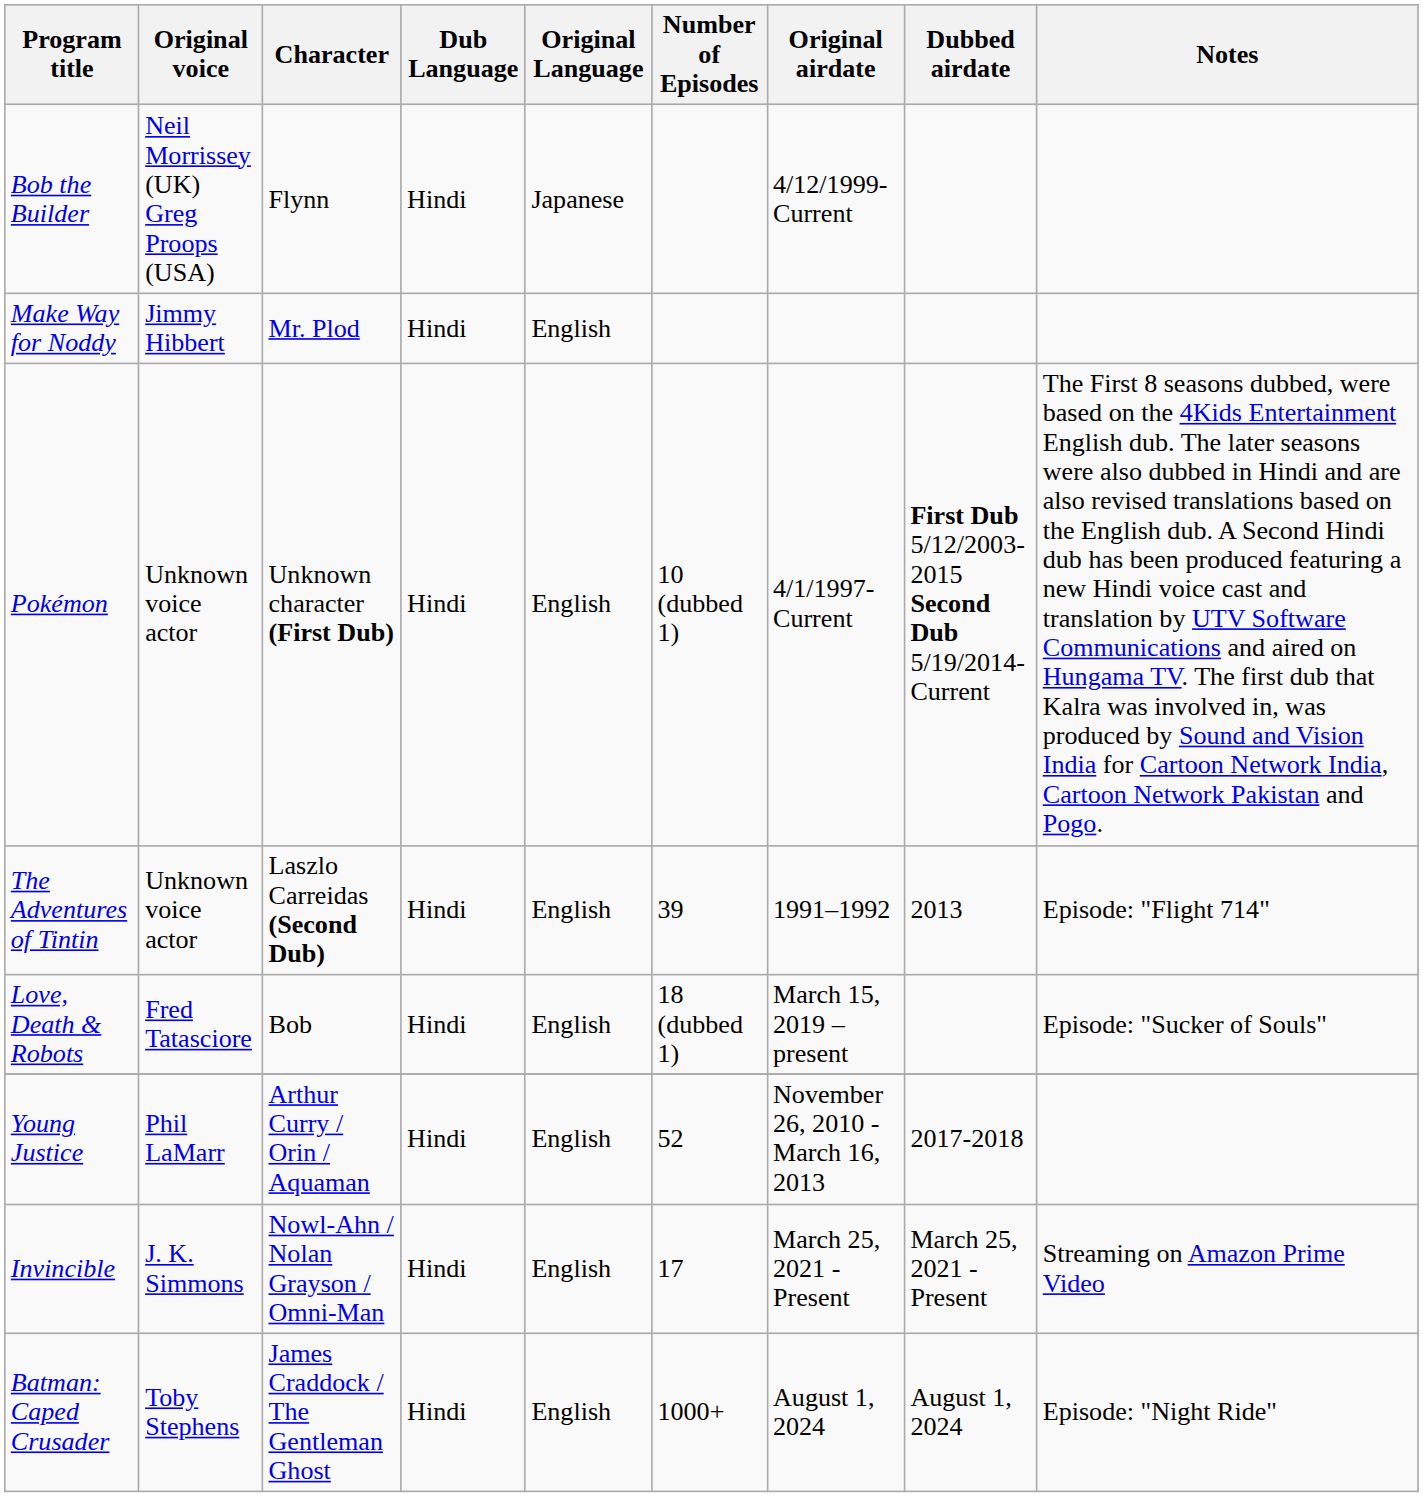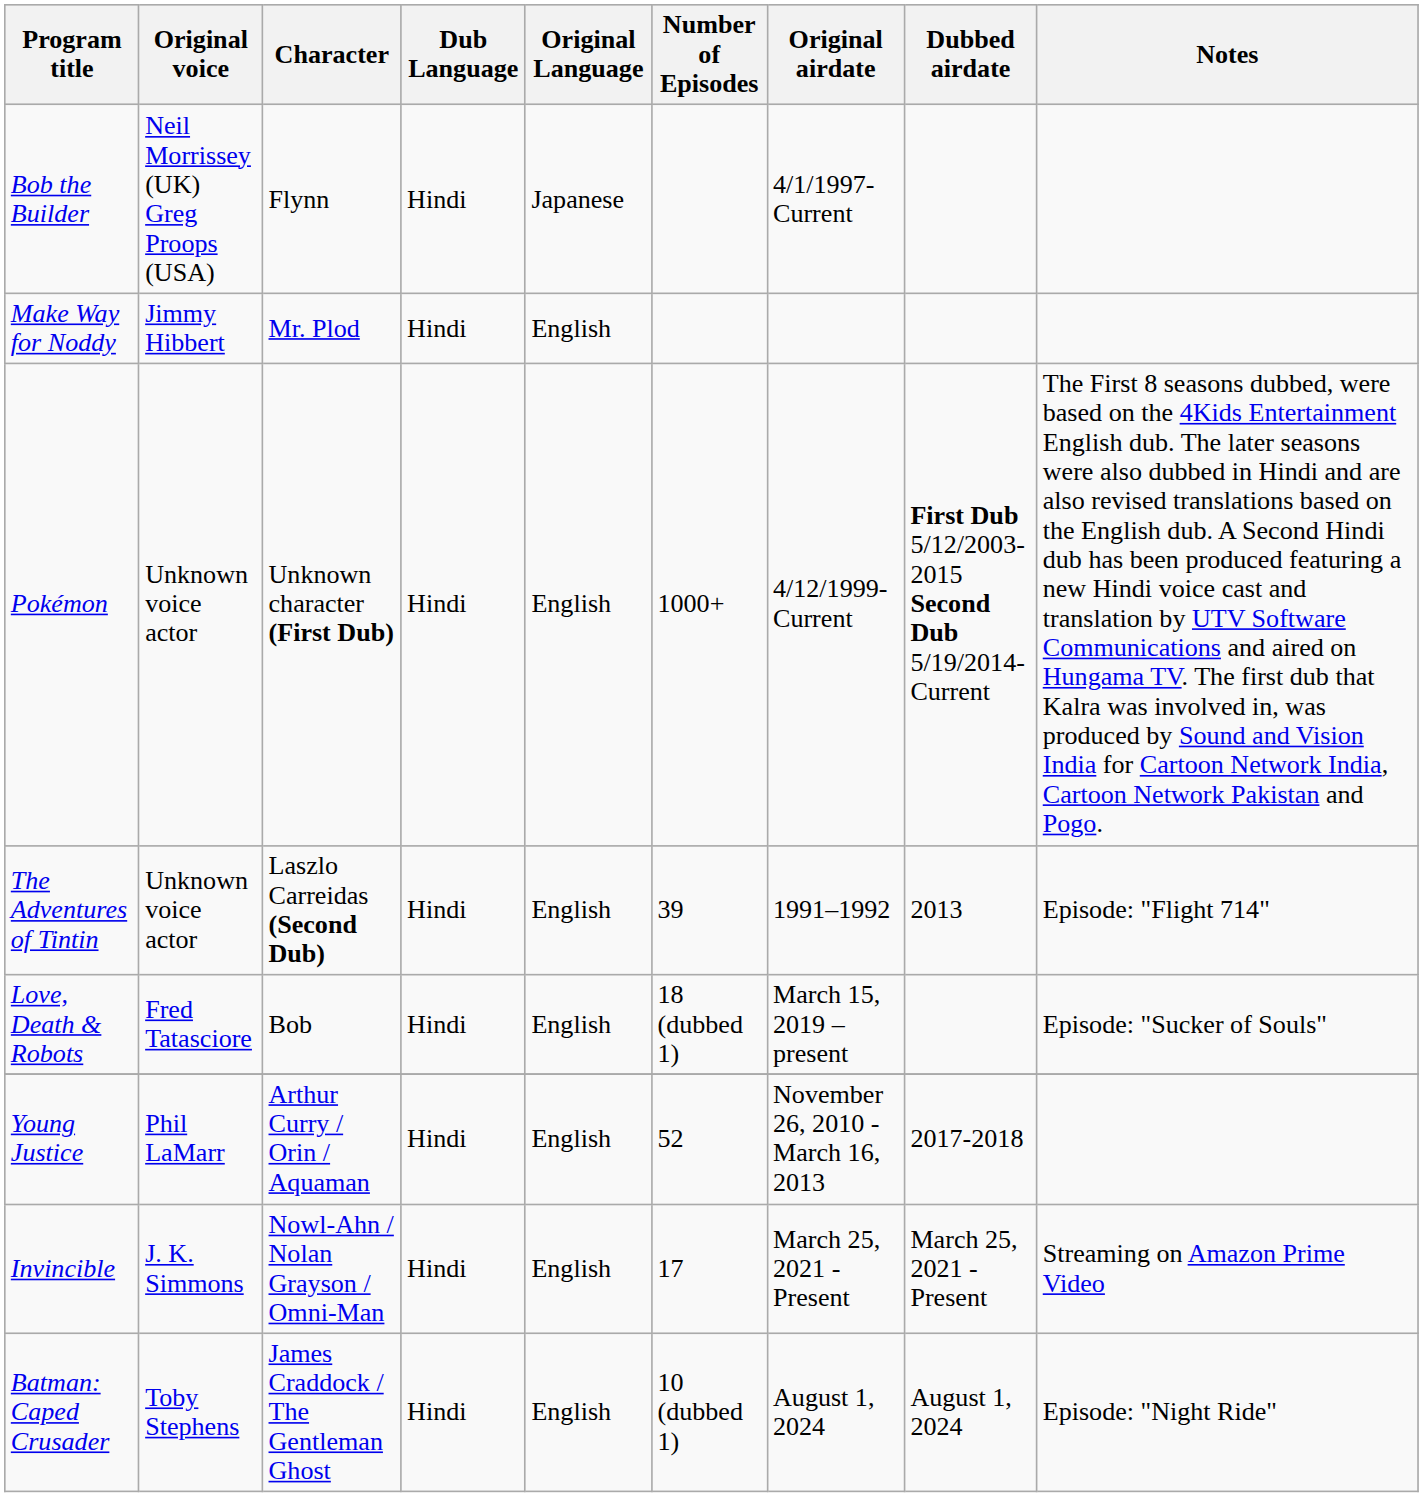(830, 198) 4/12/1999- Current -> (824, 198) 4/1/1997-Current
(700, 604) 10 (dubbed 1) -> (691, 604) 1000+
(824, 604) 4/1/1997-Current -> (830, 604) 4/12/1999- Current
(691, 1412) 1000+ -> (700, 1412) 10 (dubbed 1)
